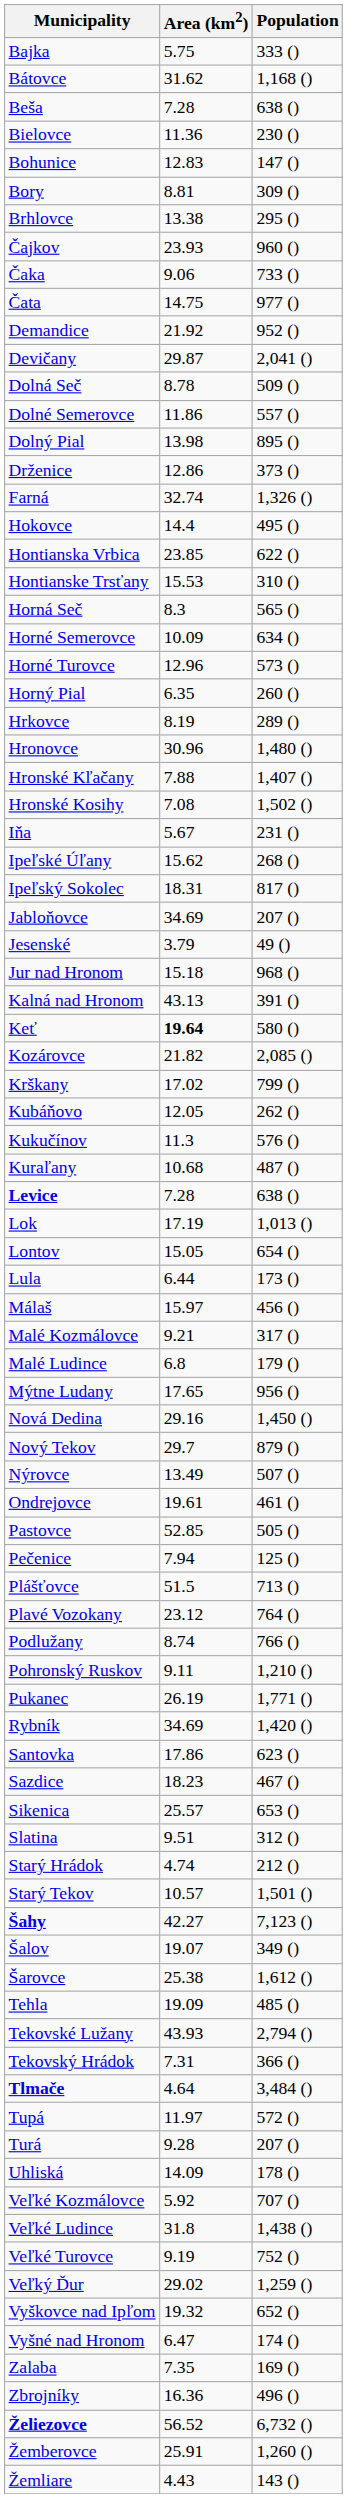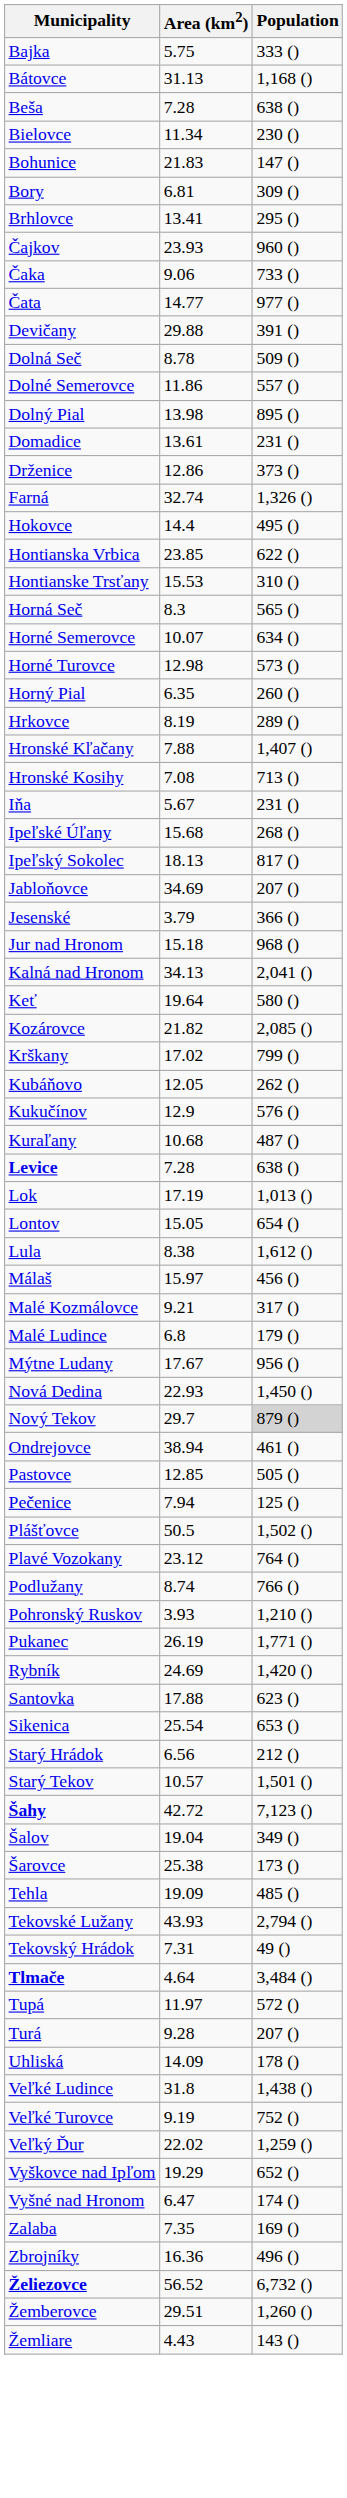(183, 79) 31.62 -> (183, 79) 31.13
(183, 134) 11.36 -> (183, 134) 11.34
(183, 162) 12.83 -> (183, 162) 21.83
(179, 190) 8.81 -> (179, 190) 6.81
(183, 218) 13.38 -> (183, 218) 13.41
(183, 302) 14.75 -> (183, 302) 14.77
- row: (49, 330)
(183, 358) 29.87 -> (183, 330) 29.88
(284, 358) 2,041 () -> (278, 330) 391 ()
+ row: (45, 441)
(183, 637) 10.09 -> (183, 637) 10.07
(183, 665) 12.96 -> (183, 665) 12.98
- row: (43, 748)
(284, 804) 1,502 () -> (278, 776) 713 ()
(183, 860) 15.62 -> (183, 832) 15.68
(183, 888) 18.31 -> (183, 860) 18.13
(273, 944) 49 () -> (278, 916) 366 ()
(183, 1000) 43.13 -> (183, 972) 34.13
(278, 1000) 391 () -> (284, 972) 2,041 ()
(183, 1028) bold -> (183, 1000) normal
(179, 1139) 11.3 -> (179, 1111) 12.9
(179, 1279) 6.44 -> (179, 1251) 8.38
(278, 1279) 173 () -> (284, 1251) 1,612 ()
(183, 1390) 17.65 -> (183, 1363) 17.67
(183, 1418) 29.16 -> (183, 1390) 22.93
(278, 1446) no background -> (278, 1418) lightgrey background
- row: (39, 1474)
(183, 1502) 19.61 -> (183, 1446) 38.94
(183, 1530) 52.85 -> (183, 1474) 12.85
(179, 1586) 51.5 -> (179, 1530) 50.5
(278, 1586) 713 () -> (284, 1530) 1,502 ()
(179, 1670) 9.11 -> (179, 1614) 3.93
(183, 1725) 34.69 -> (183, 1670) 24.69
(183, 1753) 17.86 -> (183, 1697) 17.88
- row: (36, 1781)
(183, 1809) 25.57 -> (183, 1725) 25.54
- row: (33, 1837)
(179, 1865) 4.74 -> (179, 1753) 6.56
(183, 1921) 42.27 -> (183, 1809) 42.72
(183, 1949) 19.07 -> (183, 1837) 19.04
(284, 1977) 1,612 () -> (278, 1865) 173 ()
(278, 2060) 366 () -> (273, 1949) 49 ()
- row: (76, 2200)
(183, 2284) 29.02 -> (183, 2144) 22.02
(183, 2312) 19.32 -> (183, 2172) 19.29
(183, 2451) 25.91 -> (183, 2312) 29.51
